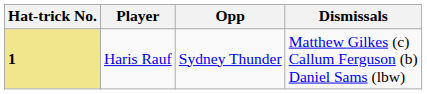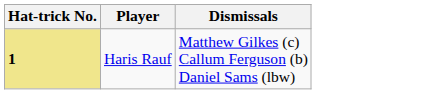- column: (230, 16)
